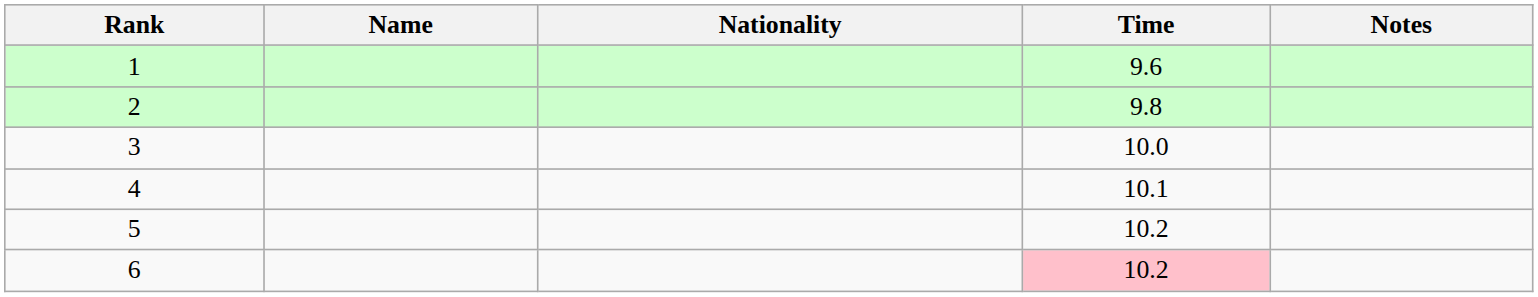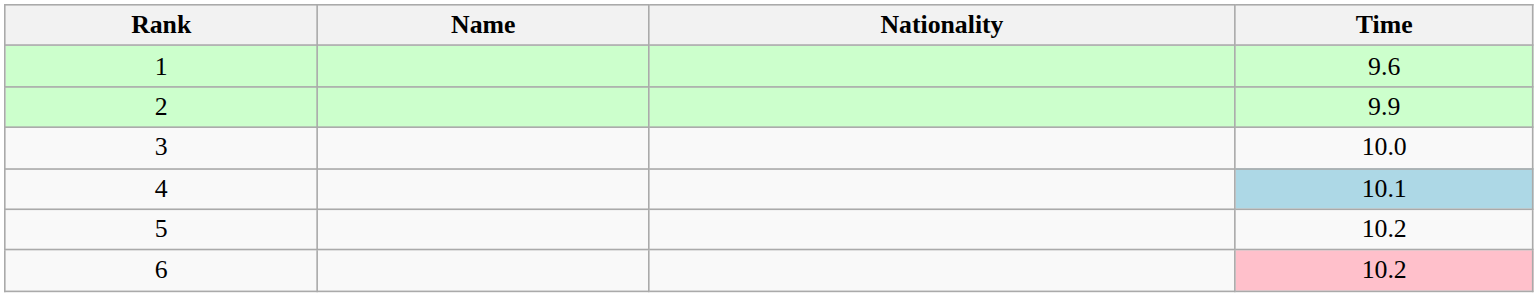- column: (1401, 24)
(1146, 106) 9.8 -> (1384, 106) 9.9
(1146, 188) no background -> (1384, 188) lightblue background
